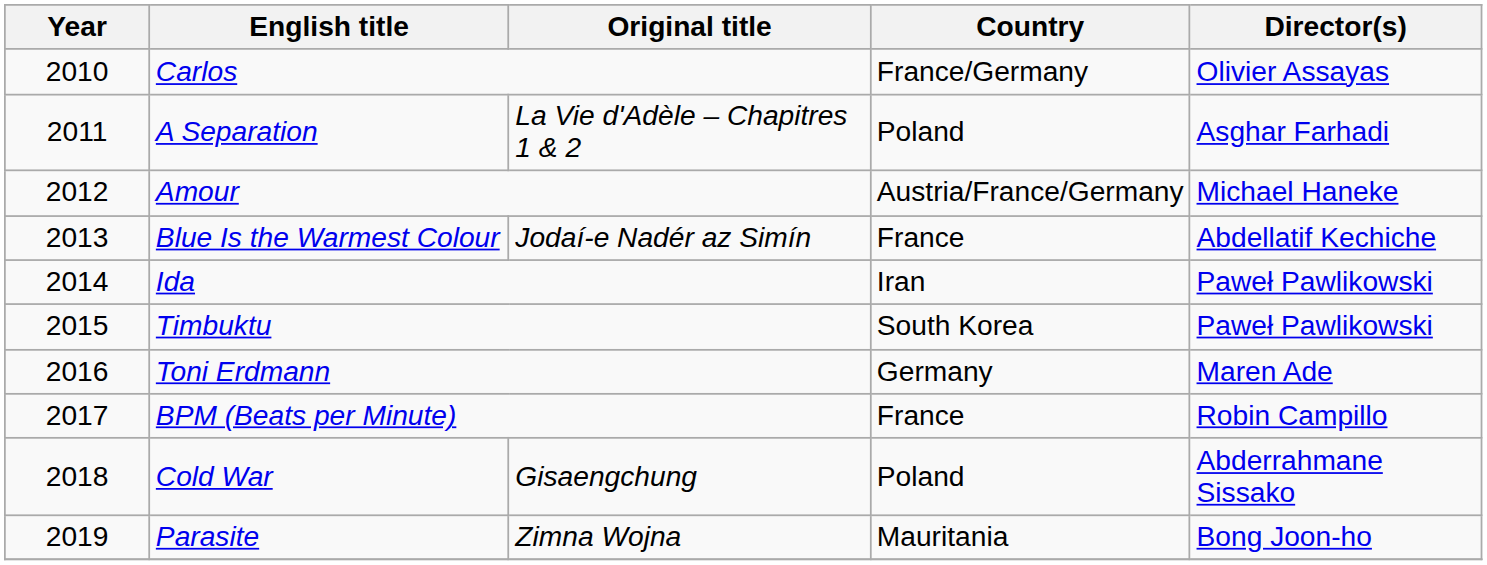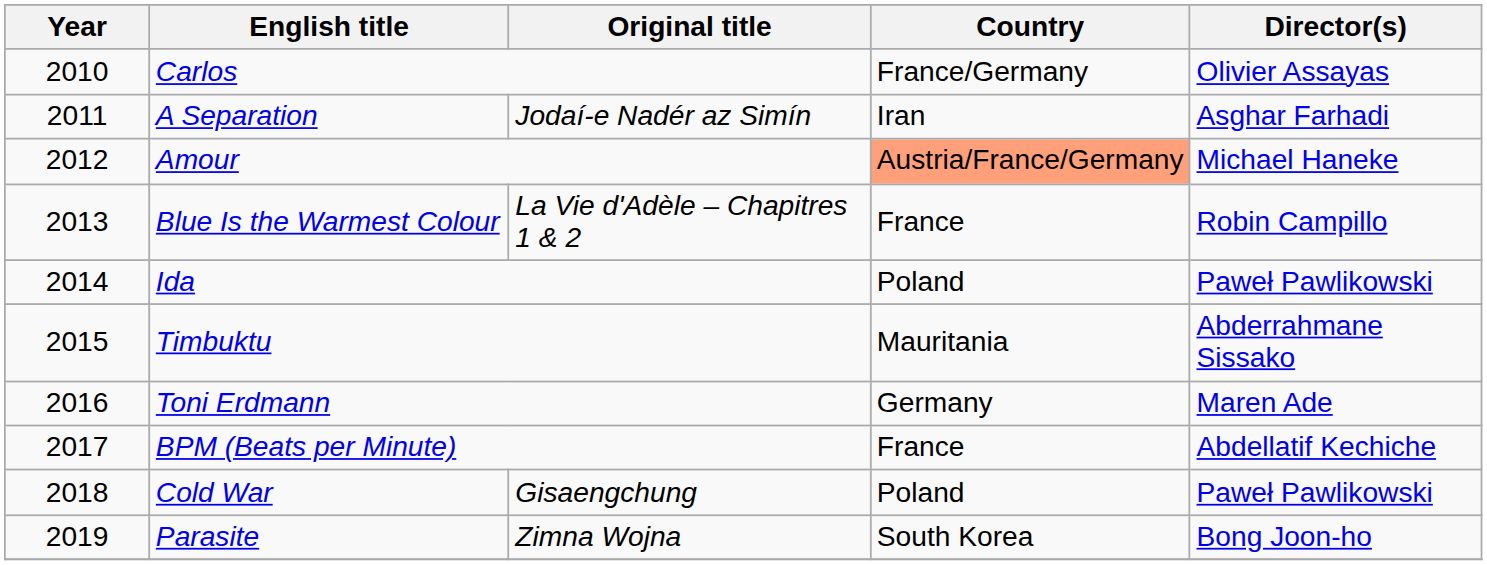(681, 131) La Vie d'Adèle – Chapitres 1 & 2 -> (663, 116) Jodaí-e Nadér az Simín
(921, 131) Poland -> (901, 116) Iran
(1030, 192) no background -> (1030, 160) lightsalmon background
(663, 237) Jodaí-e Nadér az Simín -> (681, 221) La Vie d'Adèle – Chapitres 1 & 2
(1316, 237) Abdellatif Kechiche -> (1292, 221) Robin Campillo
(901, 281) Iran -> (921, 281) Poland
(955, 326) South Korea -> (943, 342) Mauritania
(1315, 326) Paweł Pawlikowski -> (1290, 342) Abderrahmane Sissako
(1292, 415) Robin Campillo -> (1316, 447) Abdellatif Kechiche
(1290, 476) Abderrahmane Sissako -> (1315, 492) Paweł Pawlikowski
(943, 536) Mauritania -> (955, 536) South Korea
